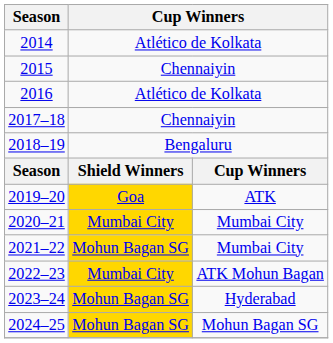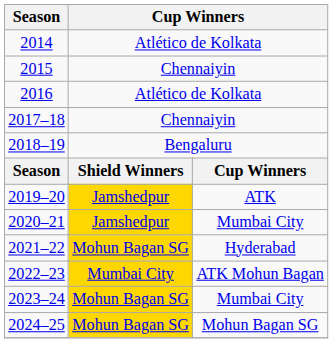(131, 196) Goa -> (131, 196) Jamshedpur
(131, 222) Mumbai City -> (131, 222) Jamshedpur
(260, 247) Mumbai City -> (260, 247) Hyderabad
(260, 299) Hyderabad -> (260, 299) Mumbai City
